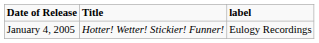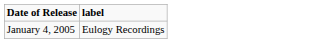- column: (93, 13)
